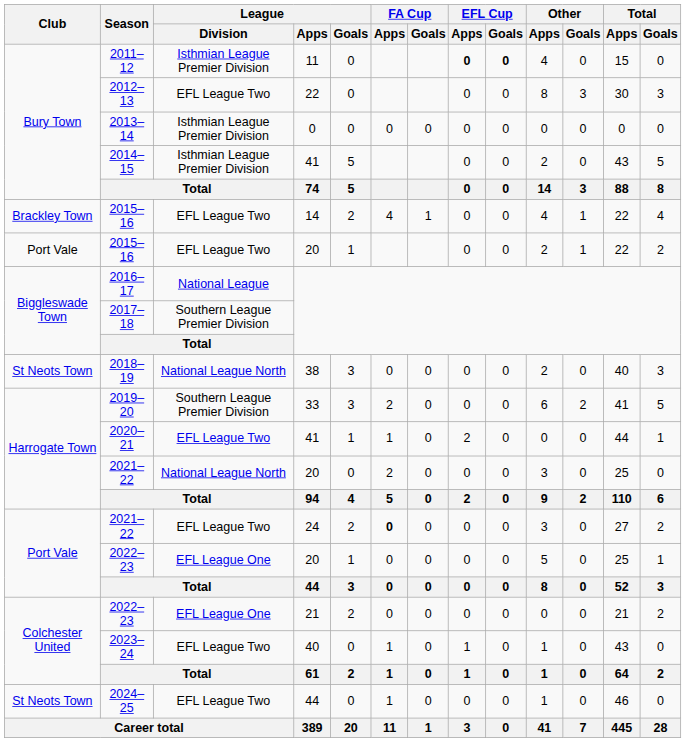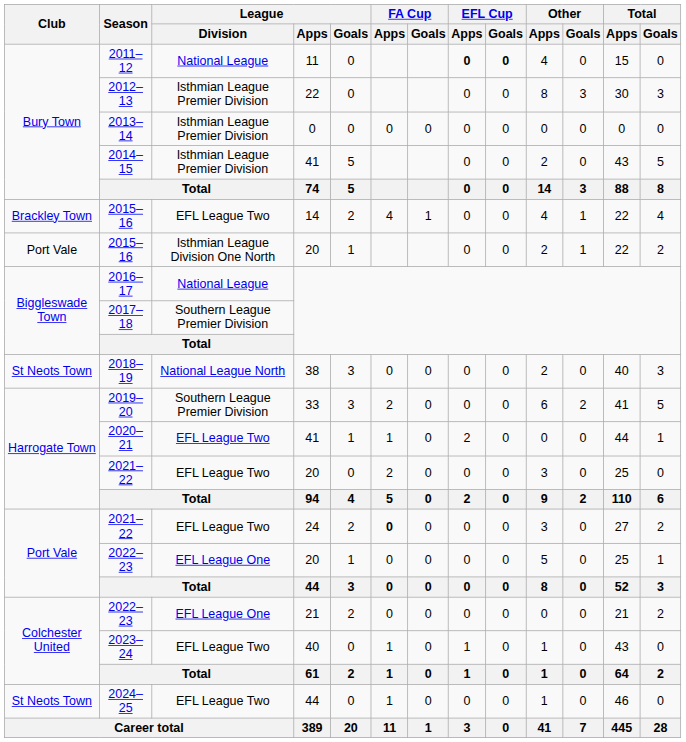(223, 61) Isthmian League Premier Division -> (223, 61) National League
(223, 94) EFL League Two -> (223, 94) Isthmian League Premier Division
(223, 249) EFL League Two -> (223, 249) Isthmian League Division One North
(223, 472) National League North -> (223, 472) EFL League Two
